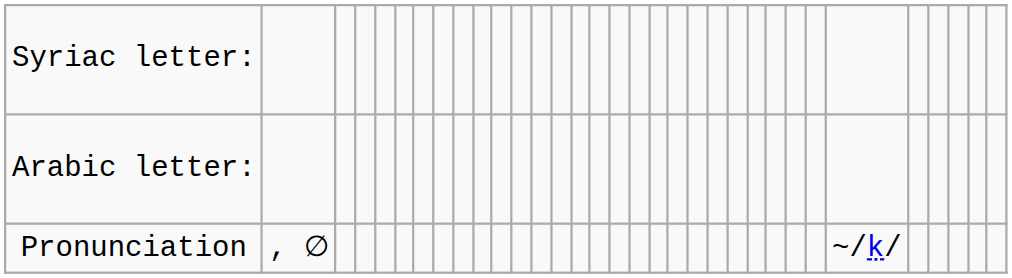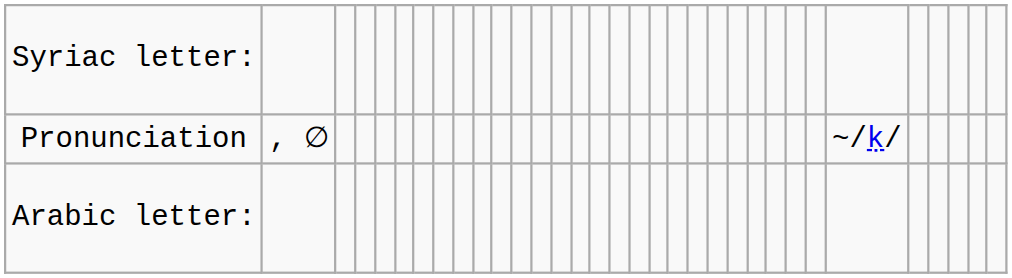rows swapped: (134, 168) <-> (134, 247)
